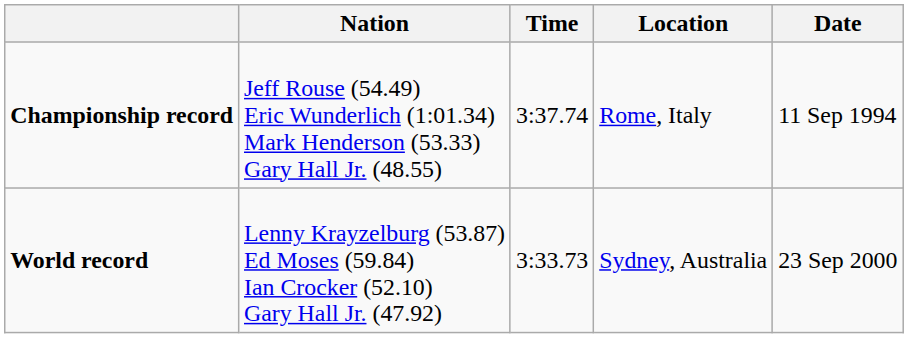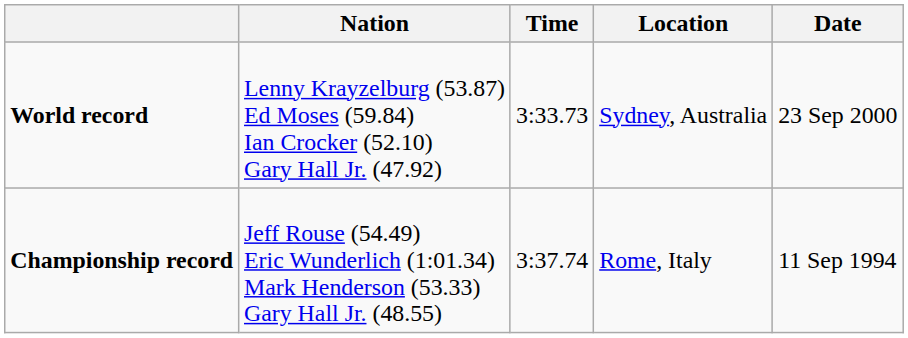rows swapped: (79, 259) <-> (122, 114)
